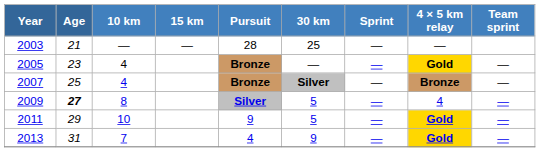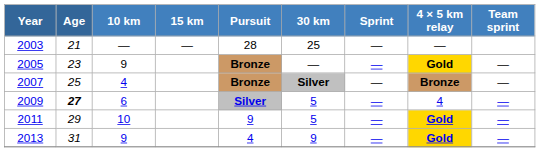(124, 64) 4 -> (124, 64) 9
(124, 101) 8 -> (124, 101) 6
(124, 138) 7 -> (124, 138) 9
